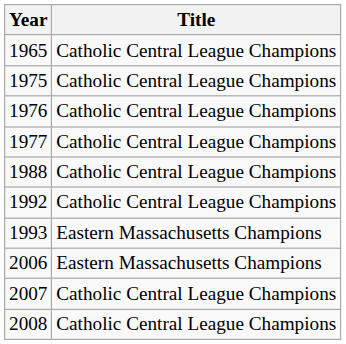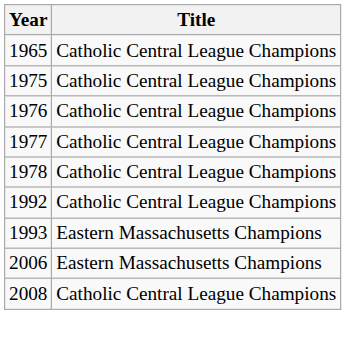+ row: (28, 171)
- row: (28, 171)
- row: (28, 293)
